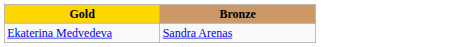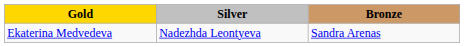+ column: (232, 14)
